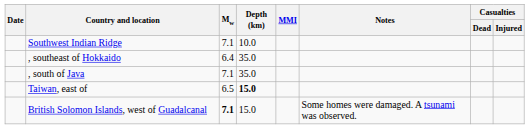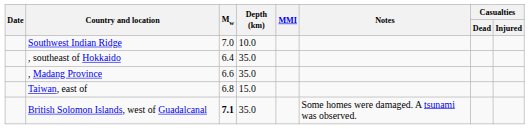(228, 43) 7.1 -> (228, 43) 7.0
+ row: (65, 74)
- row: (56, 74)
(228, 89) 6.5 -> (228, 89) 6.8
(247, 89) bold -> (247, 89) normal
(247, 110) 15.0 -> (247, 110) 35.0
